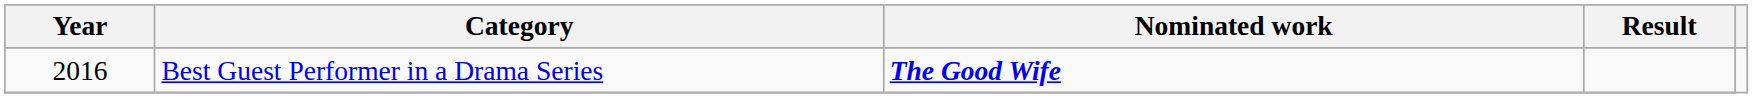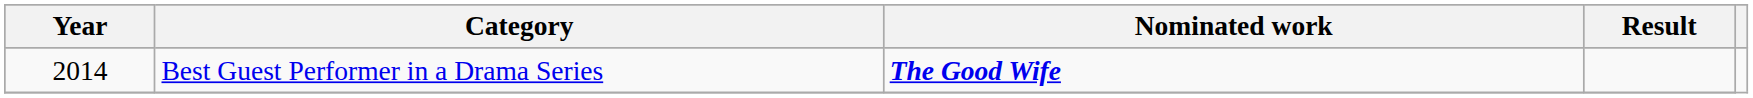(80, 69) 2016 -> (80, 69) 2014
